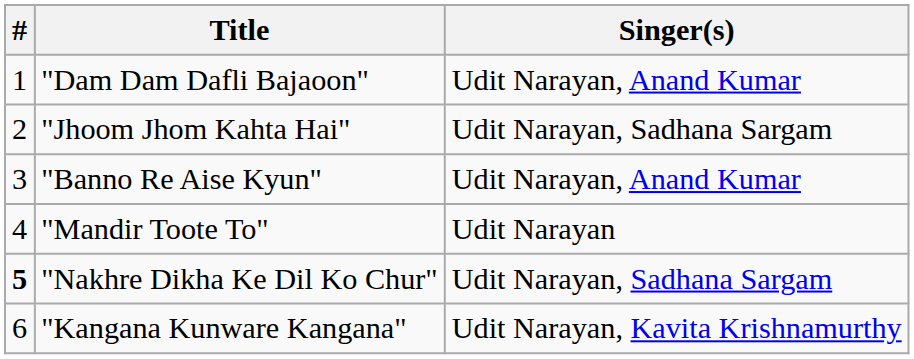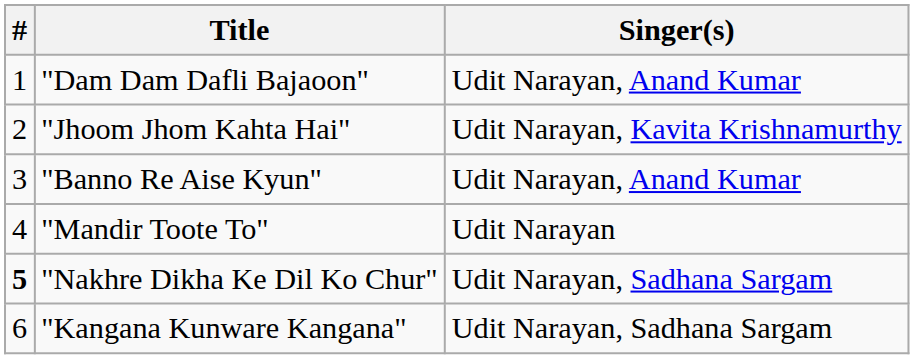(642, 129) Udit Narayan, Sadhana Sargam -> (677, 129) Udit Narayan, Kavita Krishnamurthy
(677, 328) Udit Narayan, Kavita Krishnamurthy -> (642, 328) Udit Narayan, Sadhana Sargam
